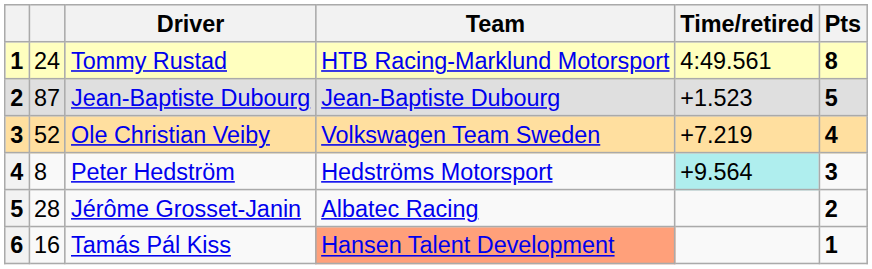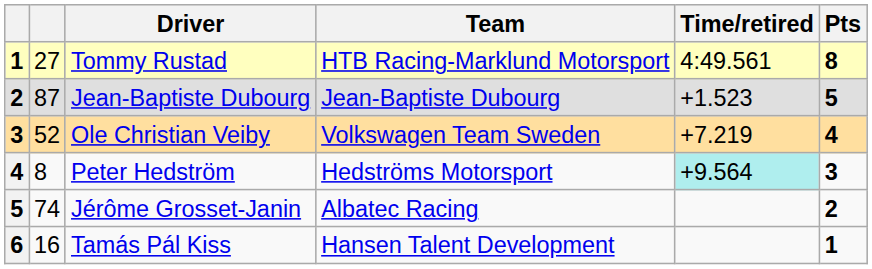(47, 61) 24 -> (47, 61) 27
(47, 209) 28 -> (47, 209) 74
(468, 246) lightsalmon background -> (468, 246) no background
